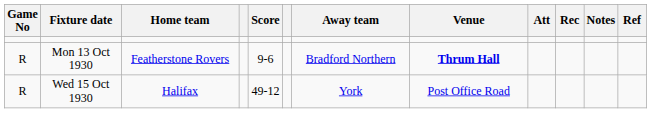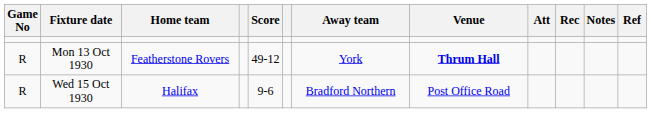(265, 58) 9-6 -> (265, 58) 49-12
(351, 58) Bradford Northern -> (351, 58) York
(265, 91) 49-12 -> (265, 91) 9-6
(351, 91) York -> (351, 91) Bradford Northern
